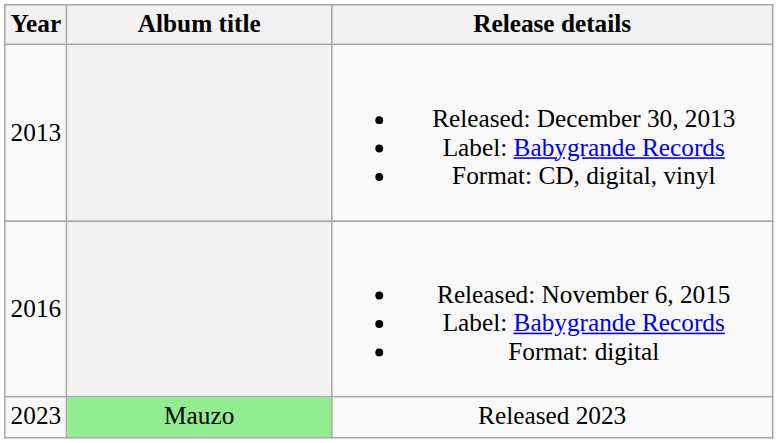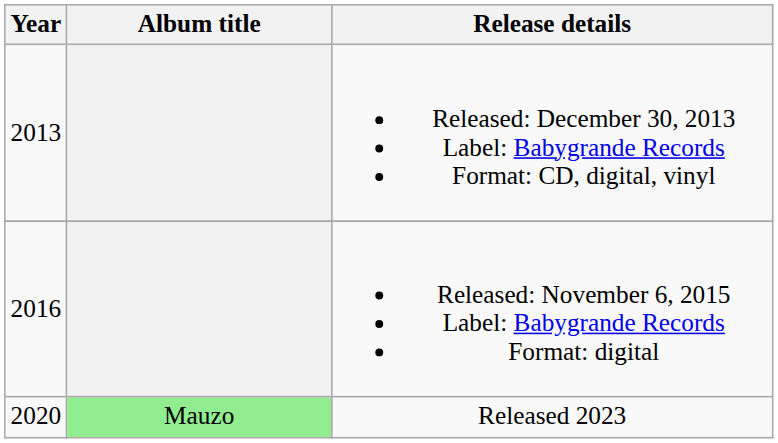(36, 416) 2023 -> (36, 416) 2020
